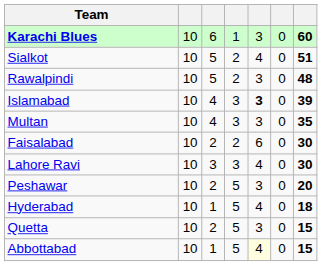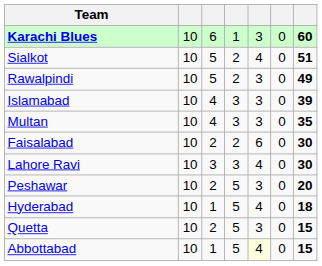(305, 79) 48 -> (305, 79) 49
(259, 100) bold -> (259, 100) normal
